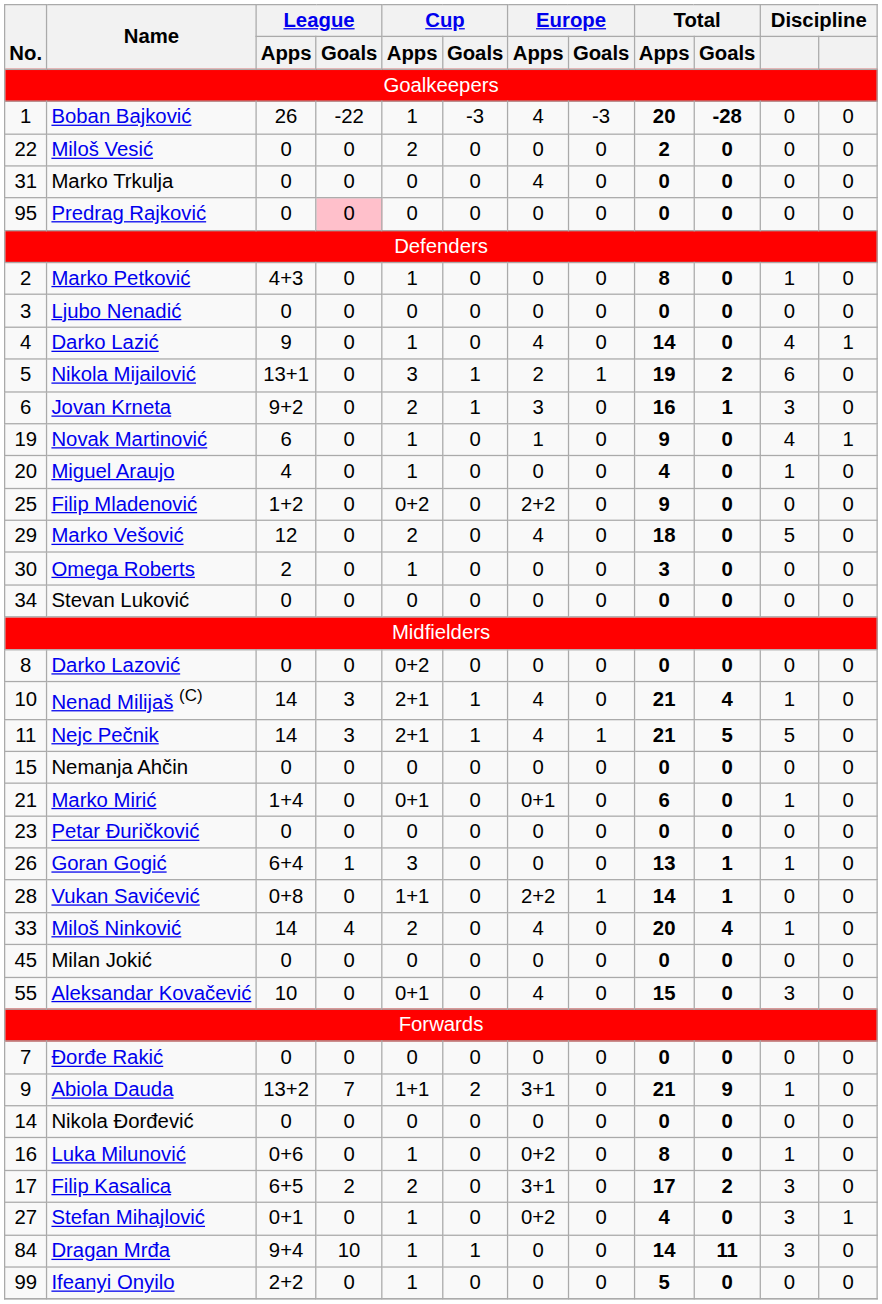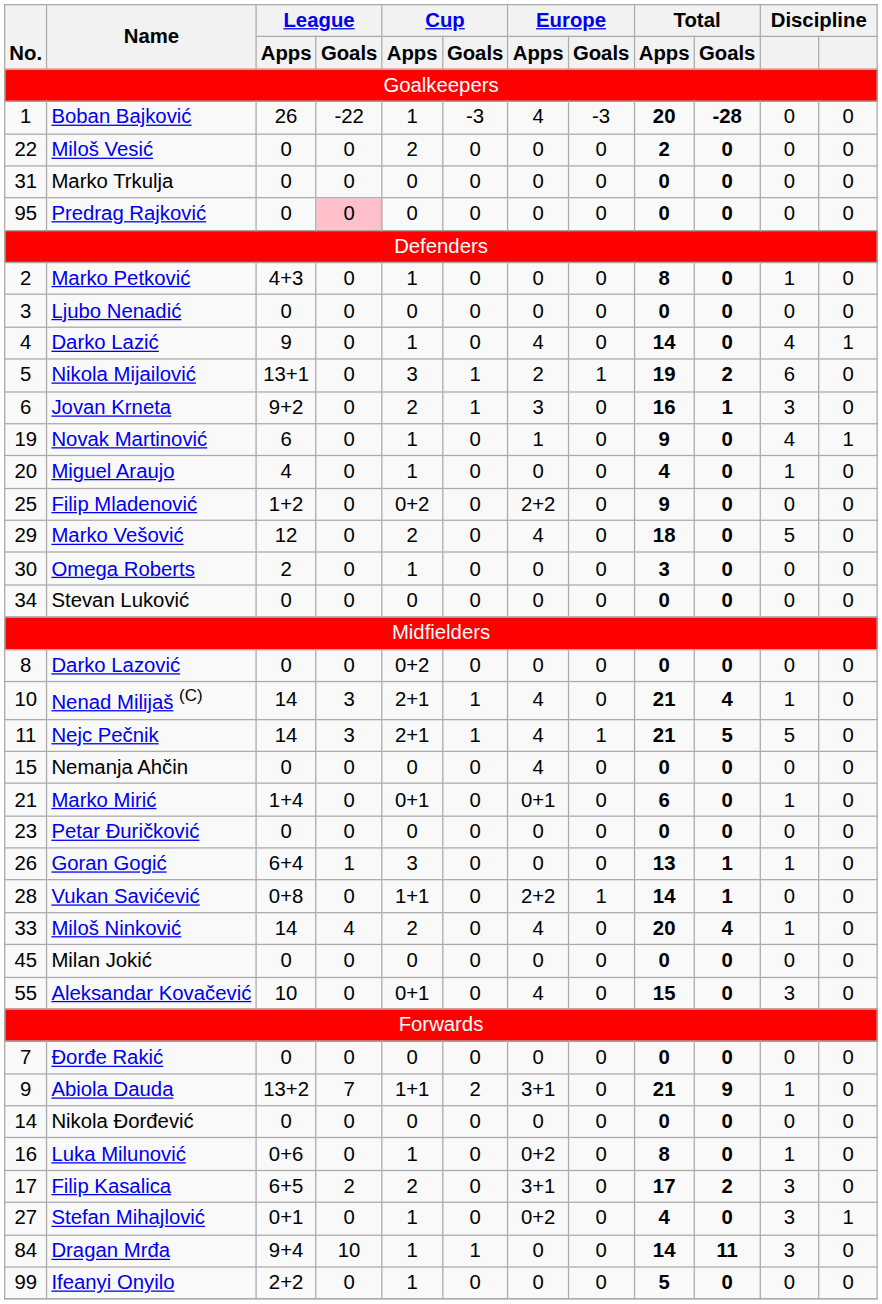(538, 181) 4 -> (538, 181) 0
(538, 767) 0 -> (538, 767) 4
